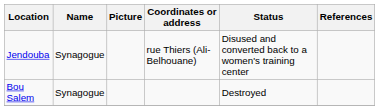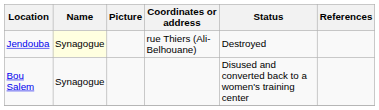(80, 55) no background -> (80, 44) lightyellow background
(264, 55) Disused and converted back to a women's training center -> (244, 44) Destroyed
(244, 92) Destroyed -> (264, 81) Disused and converted back to a women's training center
